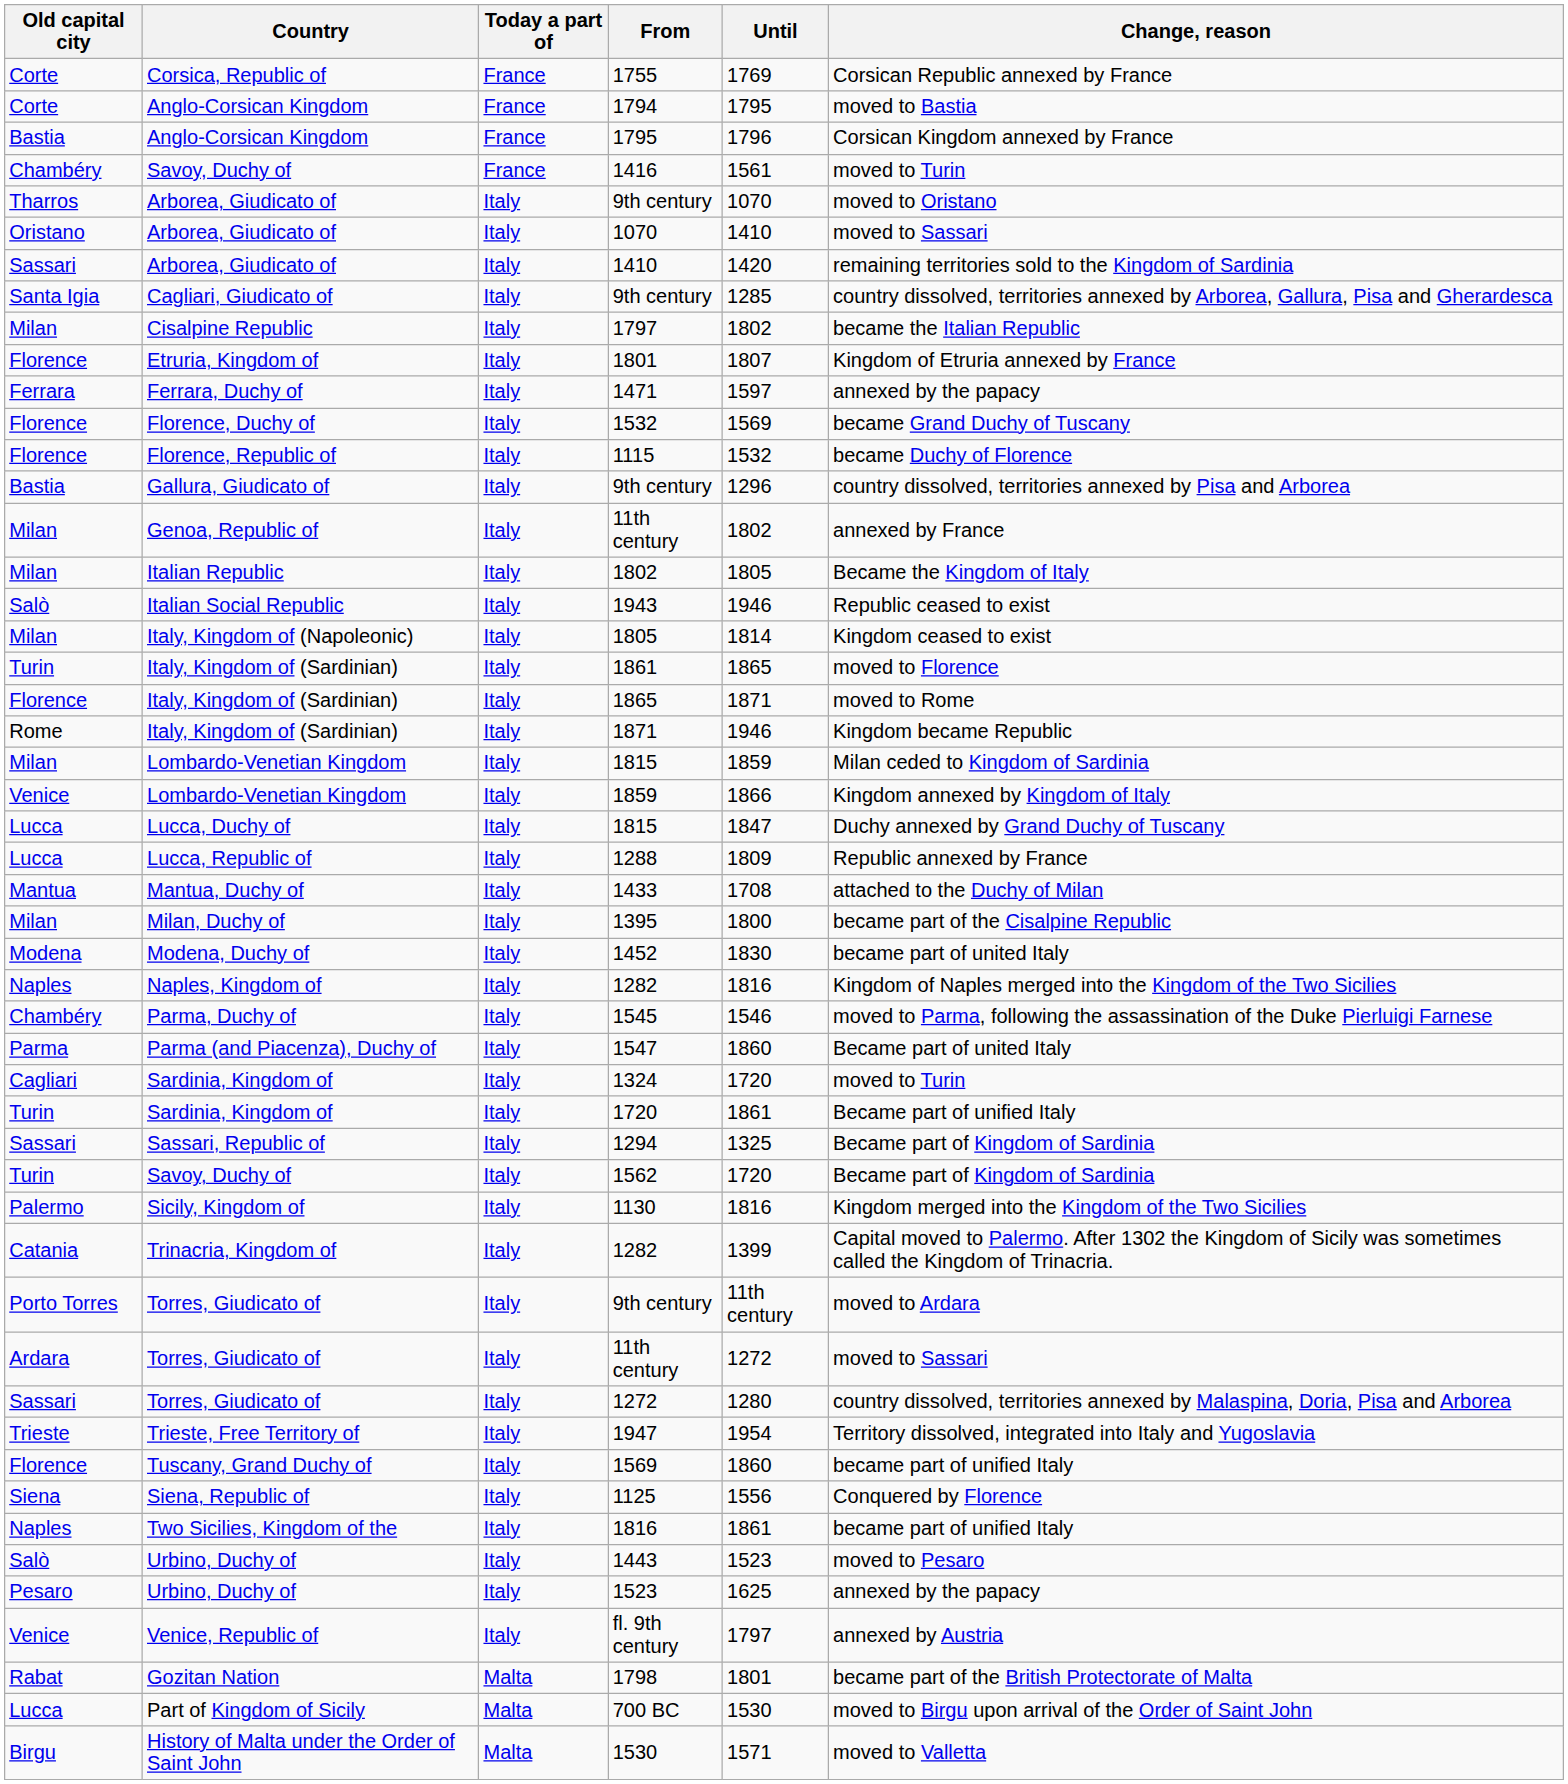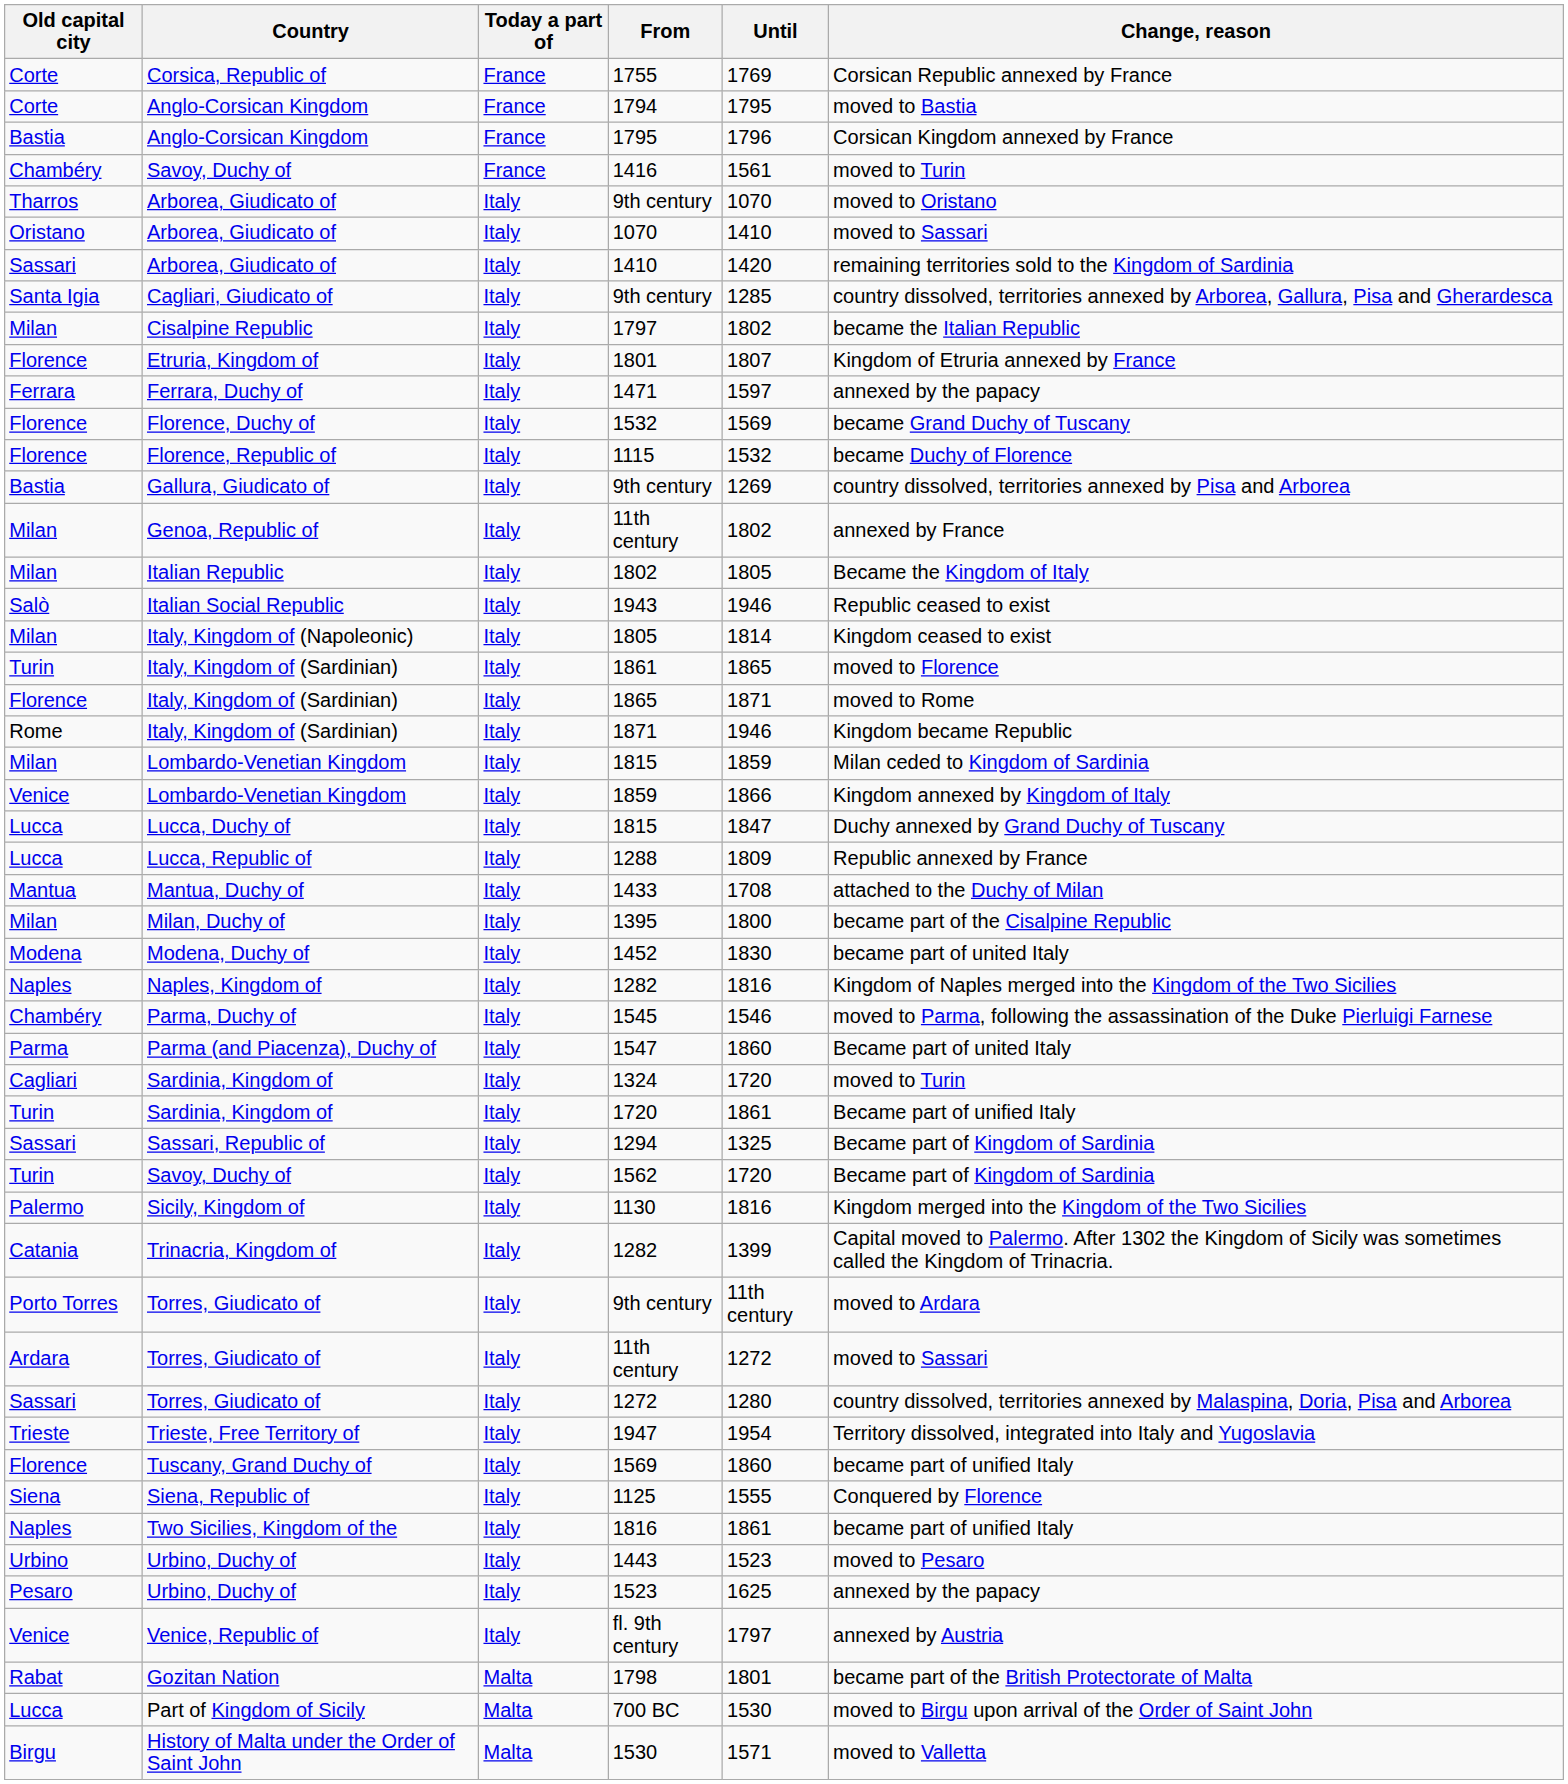(749, 486) 1296 -> (749, 486) 1269
(749, 1496) 1556 -> (749, 1496) 1555
(29, 1560) Salò -> (39, 1560) Urbino
